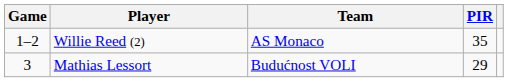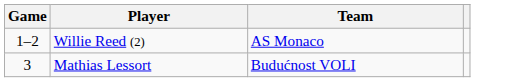- column: (480, 16)
